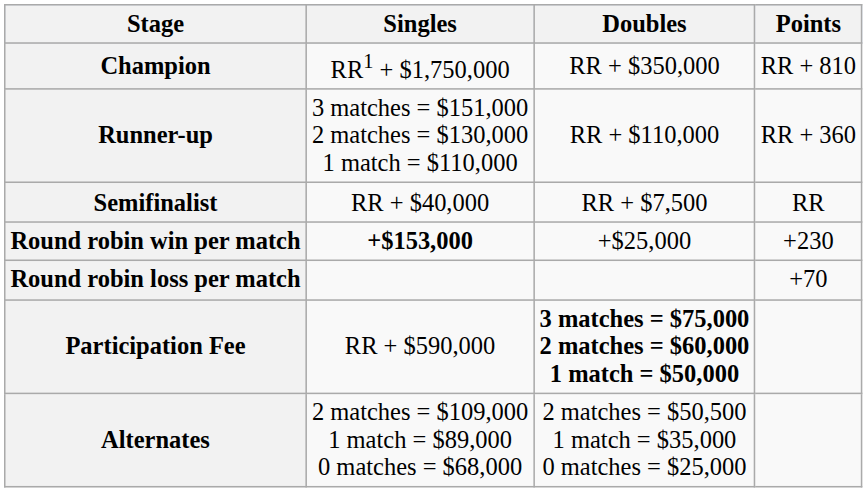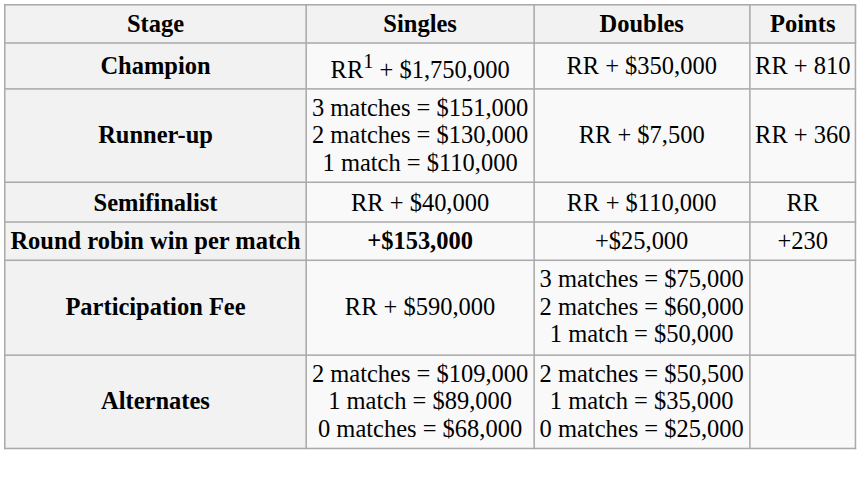(644, 135) RR + $110,000 -> (642, 135) RR + $7,500
(644, 202) RR + $7,500 -> (642, 202) RR + $110,000
- row: (156, 279)
(644, 346) bold -> (642, 307) normal
